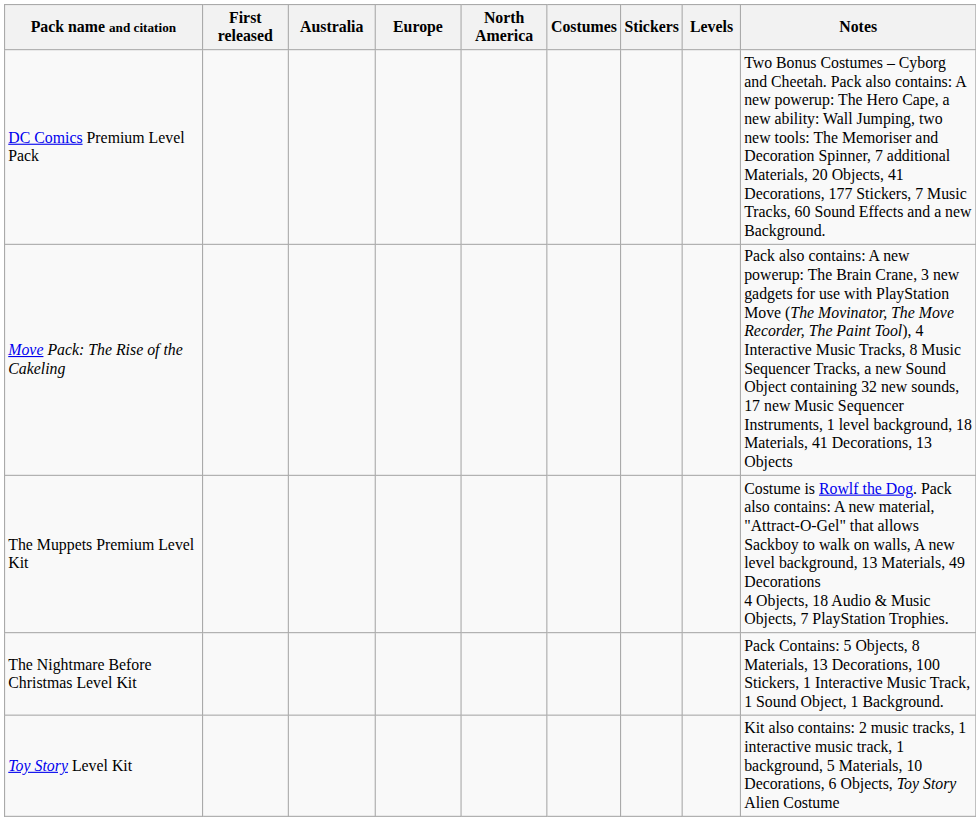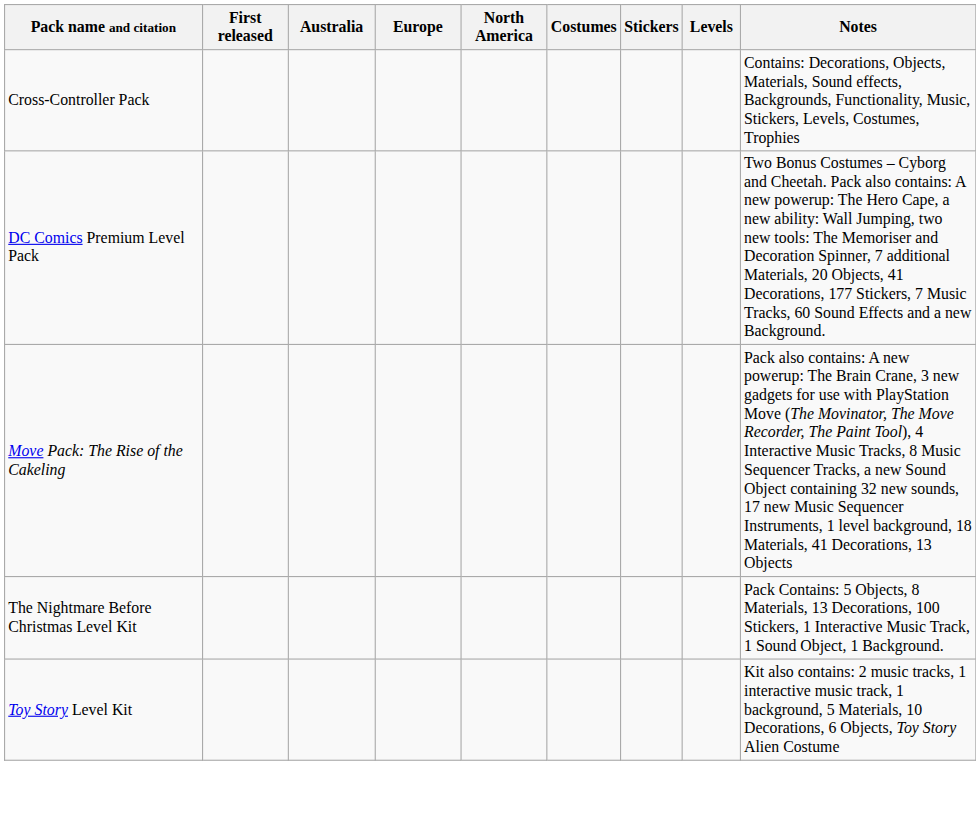+ row: (79, 100)
- row: (101, 554)
